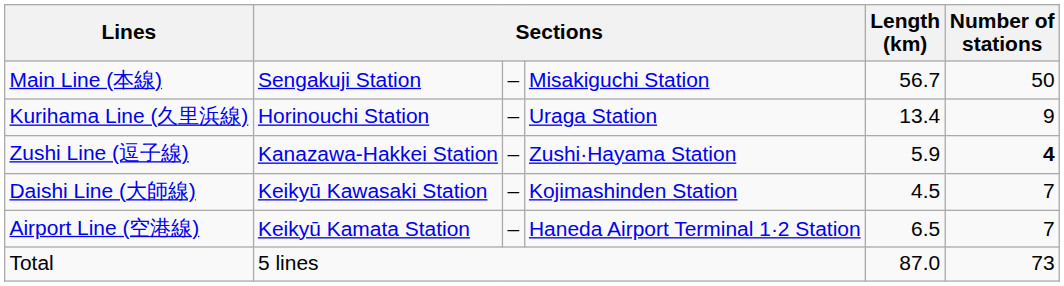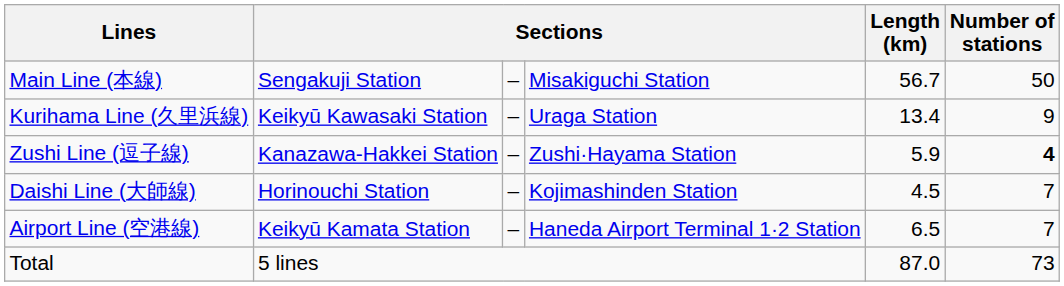(344, 117) Horinouchi Station -> (373, 117) Keikyū Kawasaki Station
(373, 191) Keikyū Kawasaki Station -> (344, 191) Horinouchi Station
